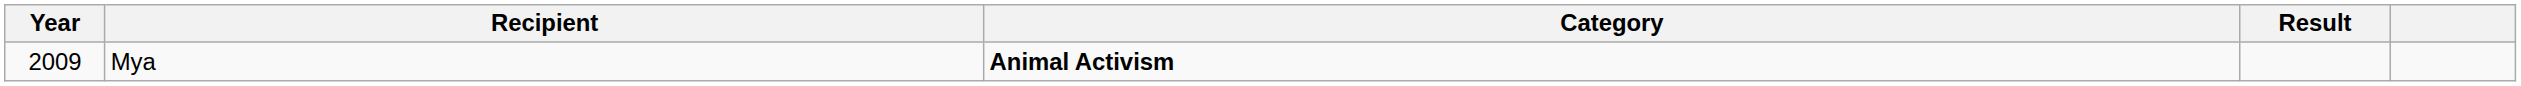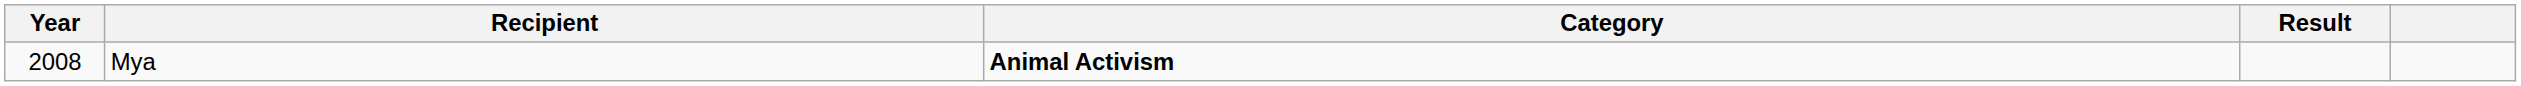(55, 61) 2009 -> (55, 61) 2008
